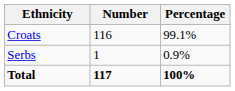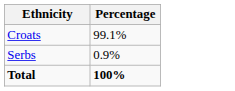- column: (125, 14)
